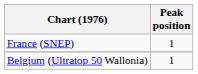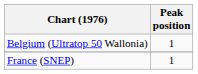rows swapped: (40, 43) <-> (77, 60)
